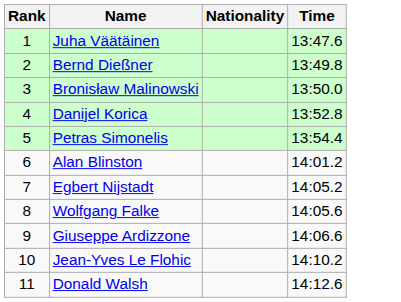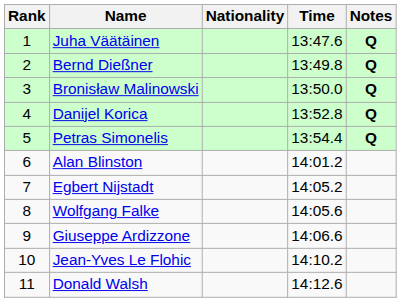+ column: (371, 16)
